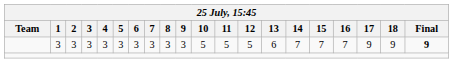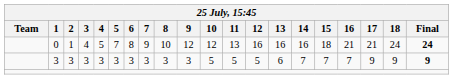+ row: (56, 45)
